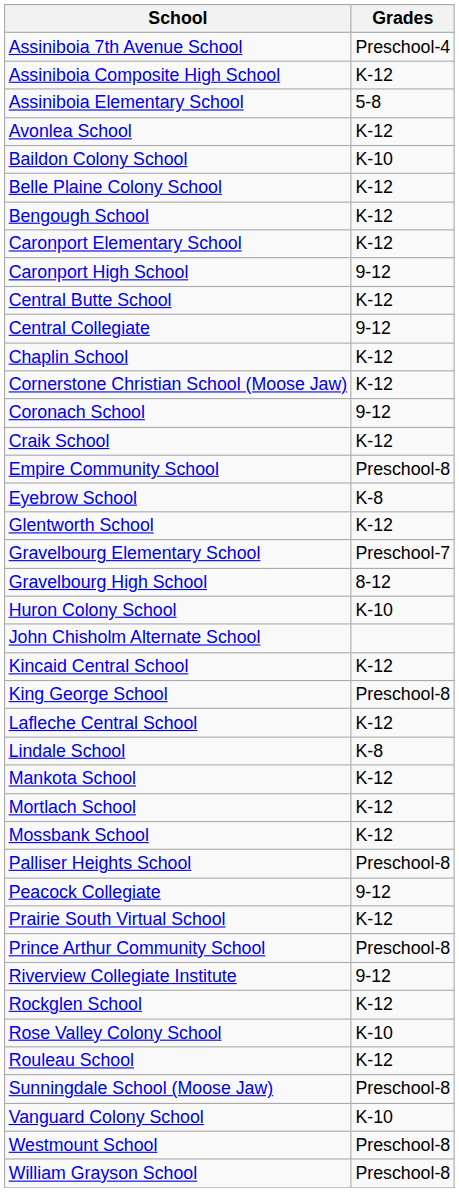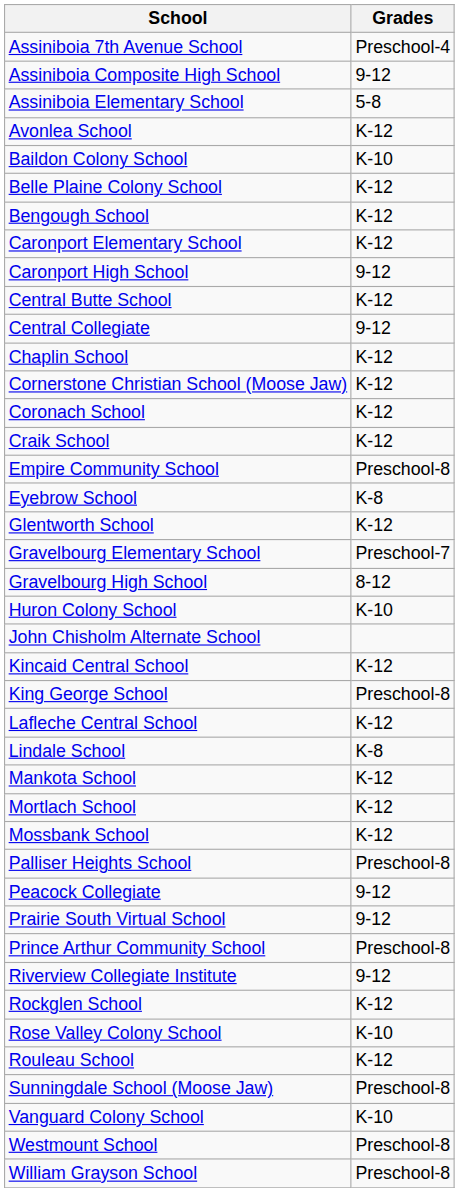(374, 74) K-12 -> (373, 74) 9-12
(373, 412) 9-12 -> (374, 412) K-12
(374, 919) K-12 -> (373, 919) 9-12
